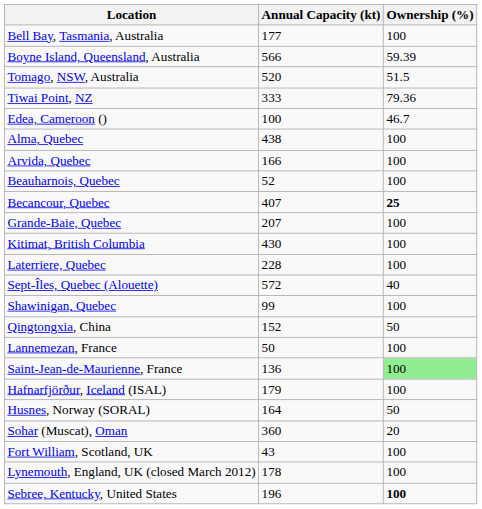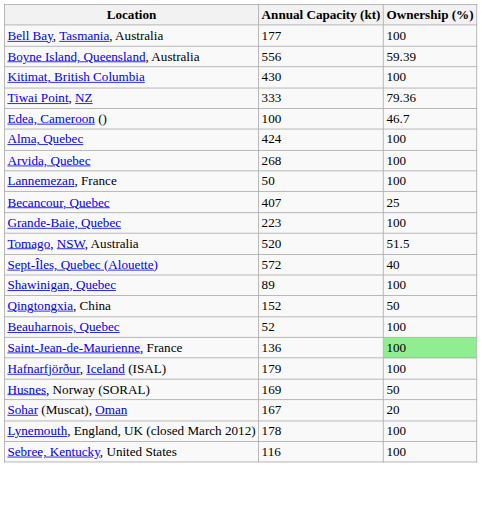(271, 56) 566 -> (271, 56) 556
rows swapped: (73, 77) <-> (76, 243)
(271, 139) 438 -> (271, 139) 424
(271, 160) 166 -> (271, 160) 268
rows swapped: (64, 181) <-> (62, 347)
(393, 202) bold -> (393, 202) normal
(271, 222) 207 -> (271, 222) 223
- row: (57, 264)
(268, 306) 99 -> (268, 285) 89
(271, 410) 164 -> (271, 389) 169
(271, 431) 360 -> (271, 410) 167
- row: (80, 451)
(271, 493) 196 -> (271, 451) 116
(396, 493) bold -> (396, 451) normal
